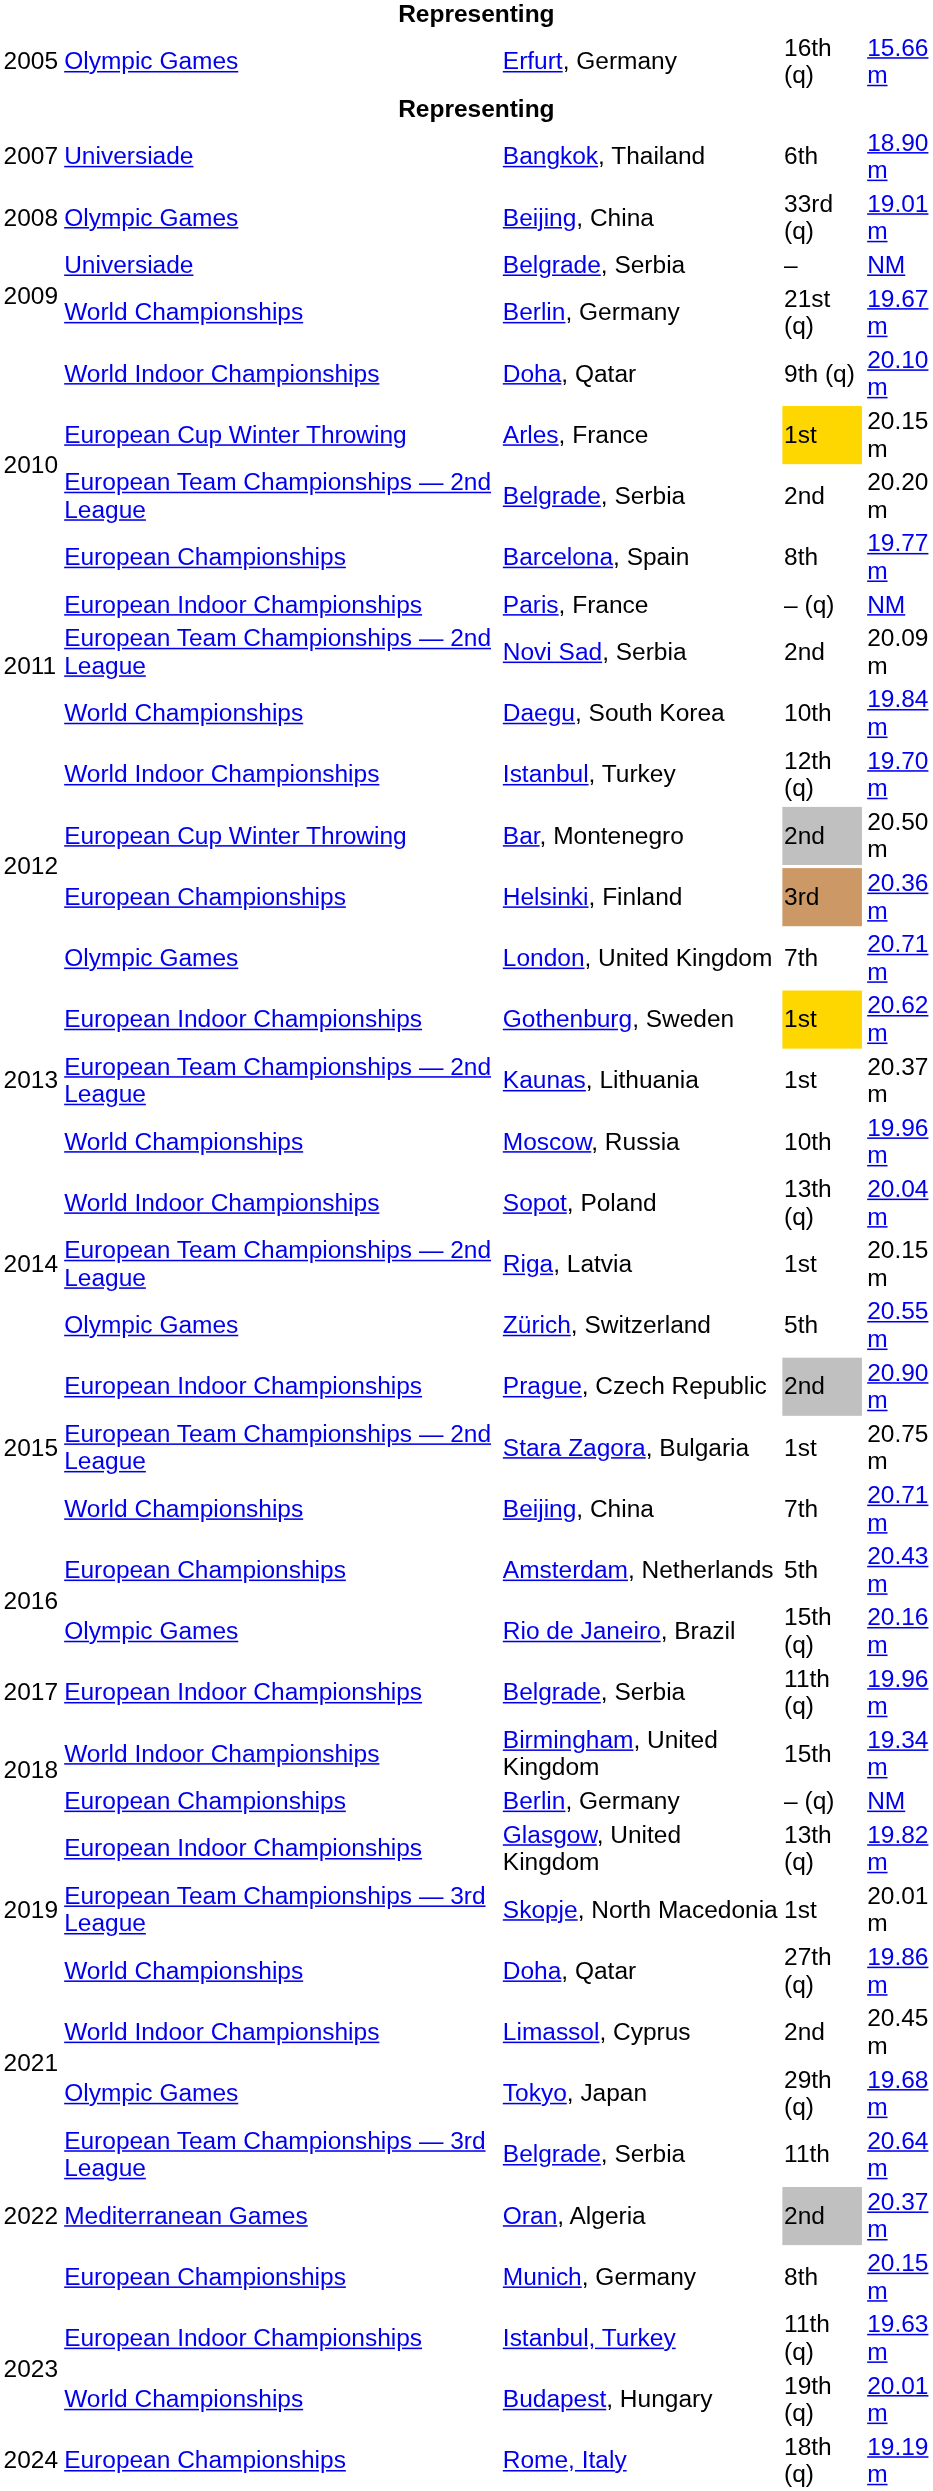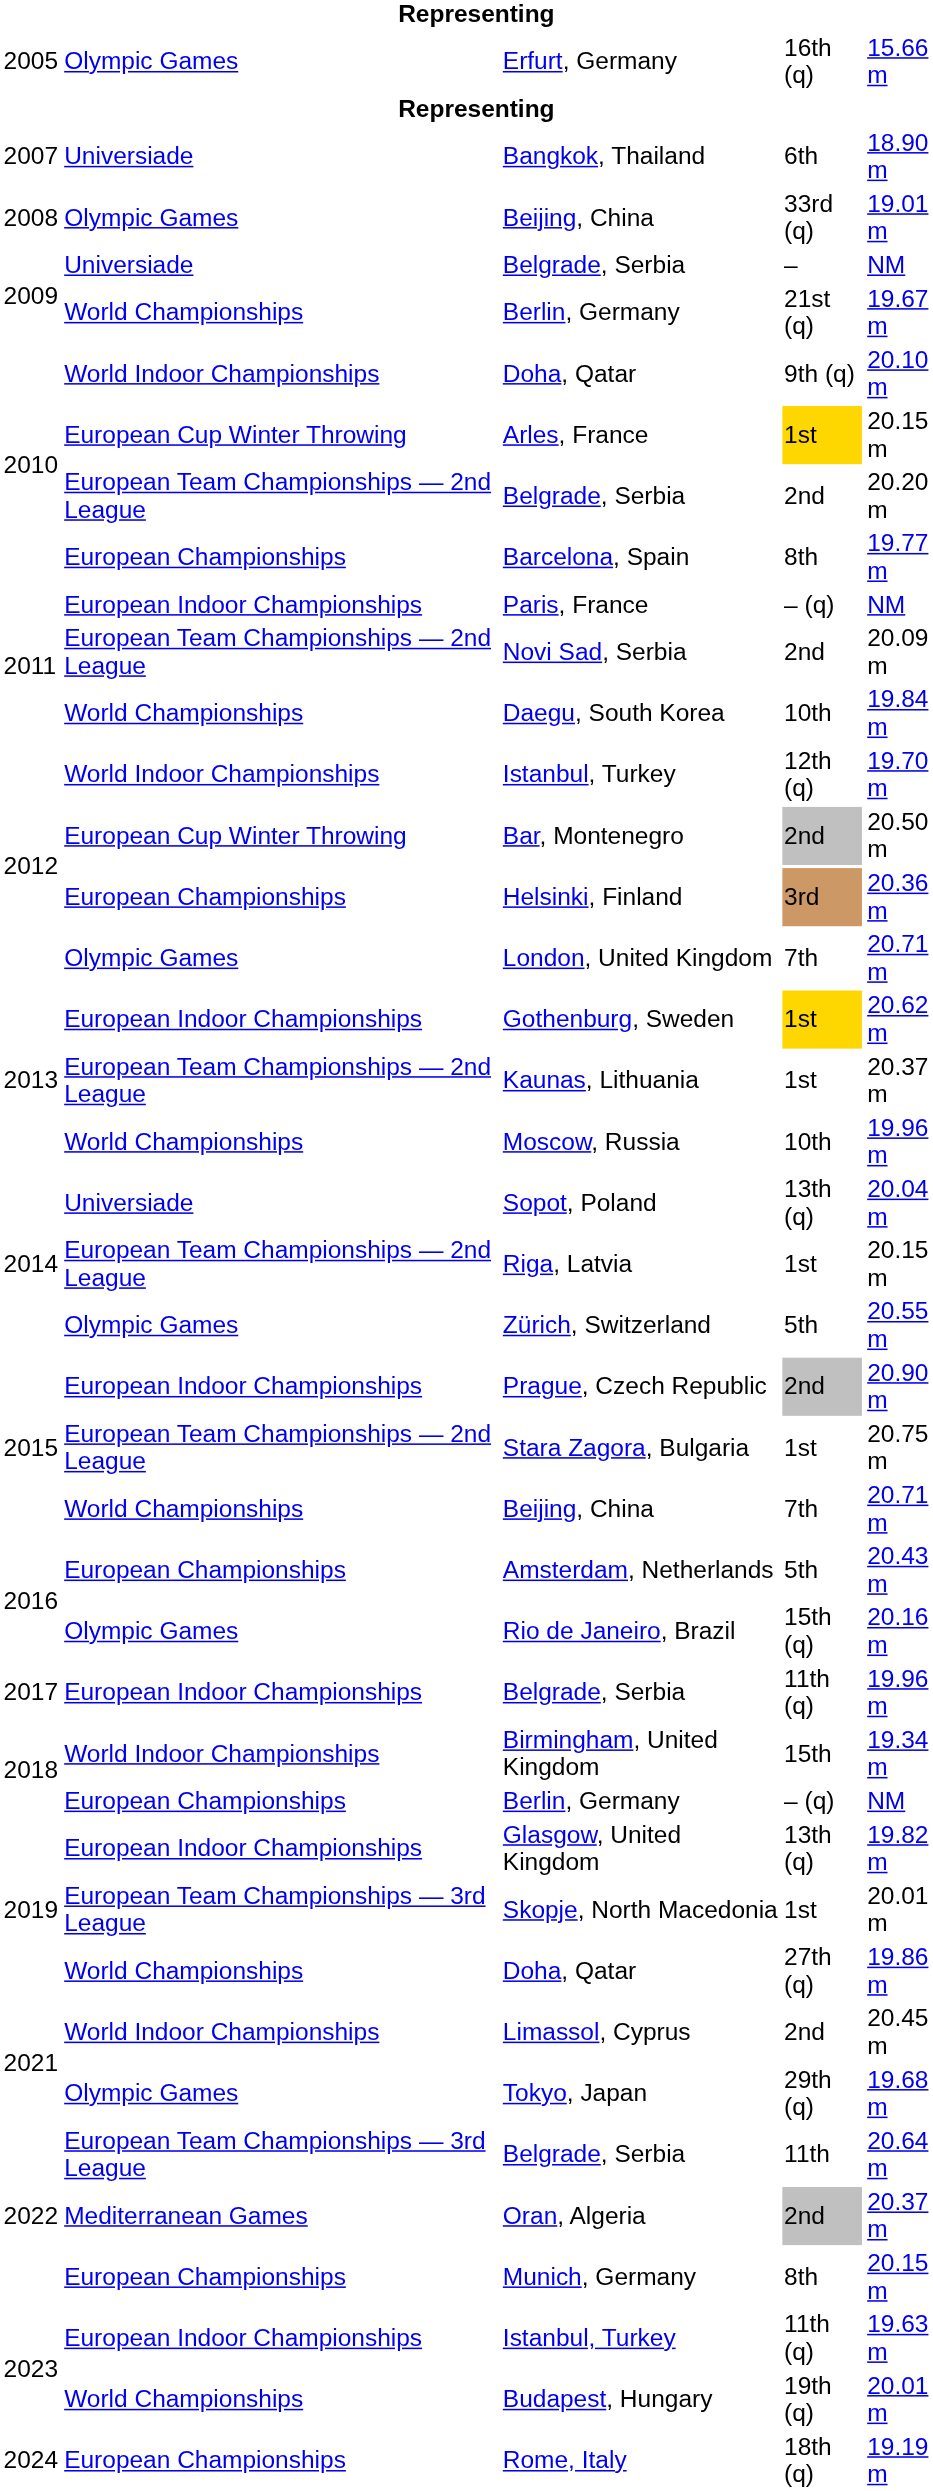(222, 1202) World Indoor Championships -> (129, 1202) Universiade
